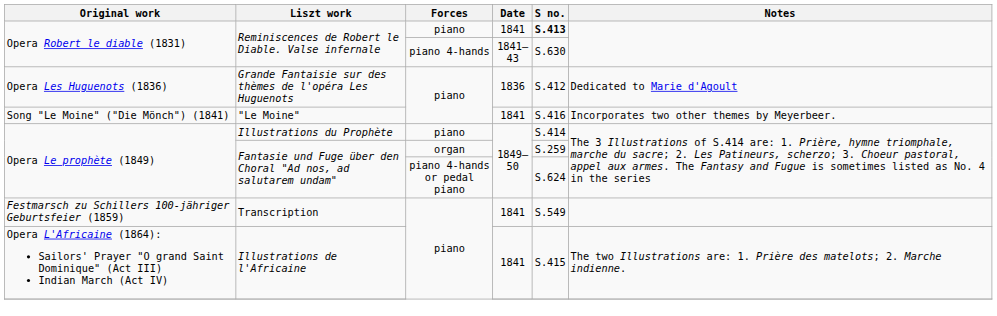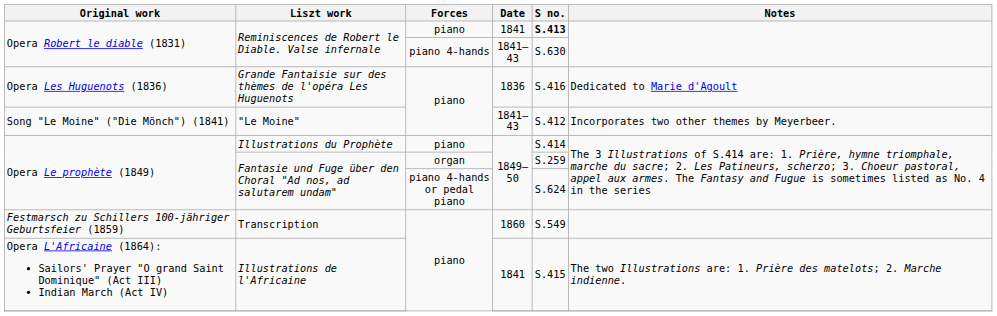(550, 87) S.412 -> (550, 87) S.416
(513, 115) 1841 -> (513, 121) 1841–43
(550, 115) S.416 -> (550, 121) S.412
(513, 212) 1841 -> (513, 224) 1860
